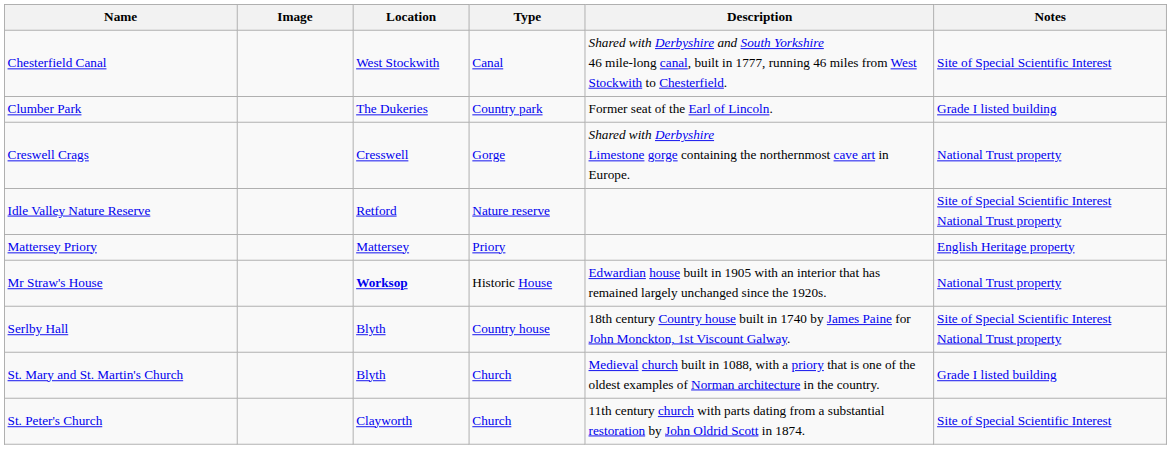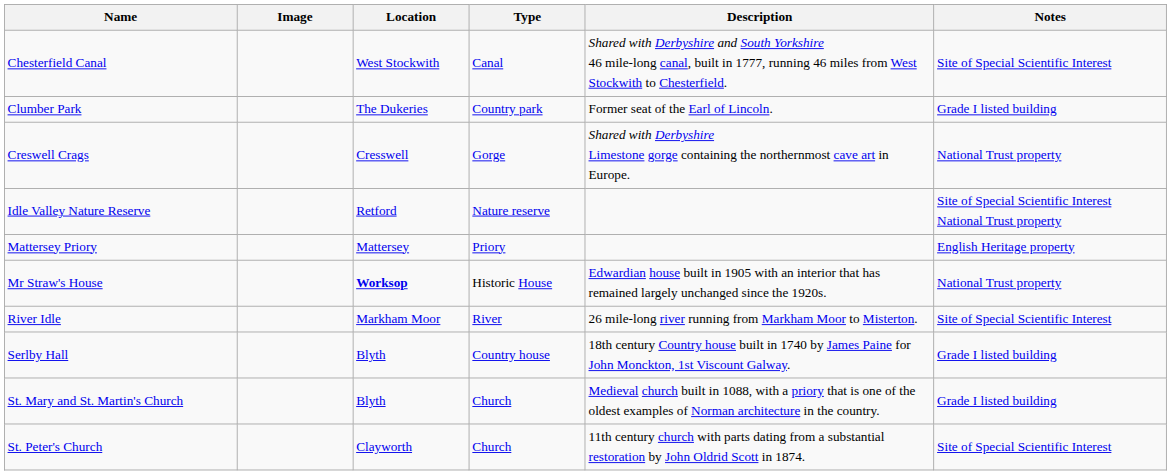+ row: (34, 319)
(1024, 329) Site of Special Scientific Interest National Trust property -> (997, 355) Grade I listed building
